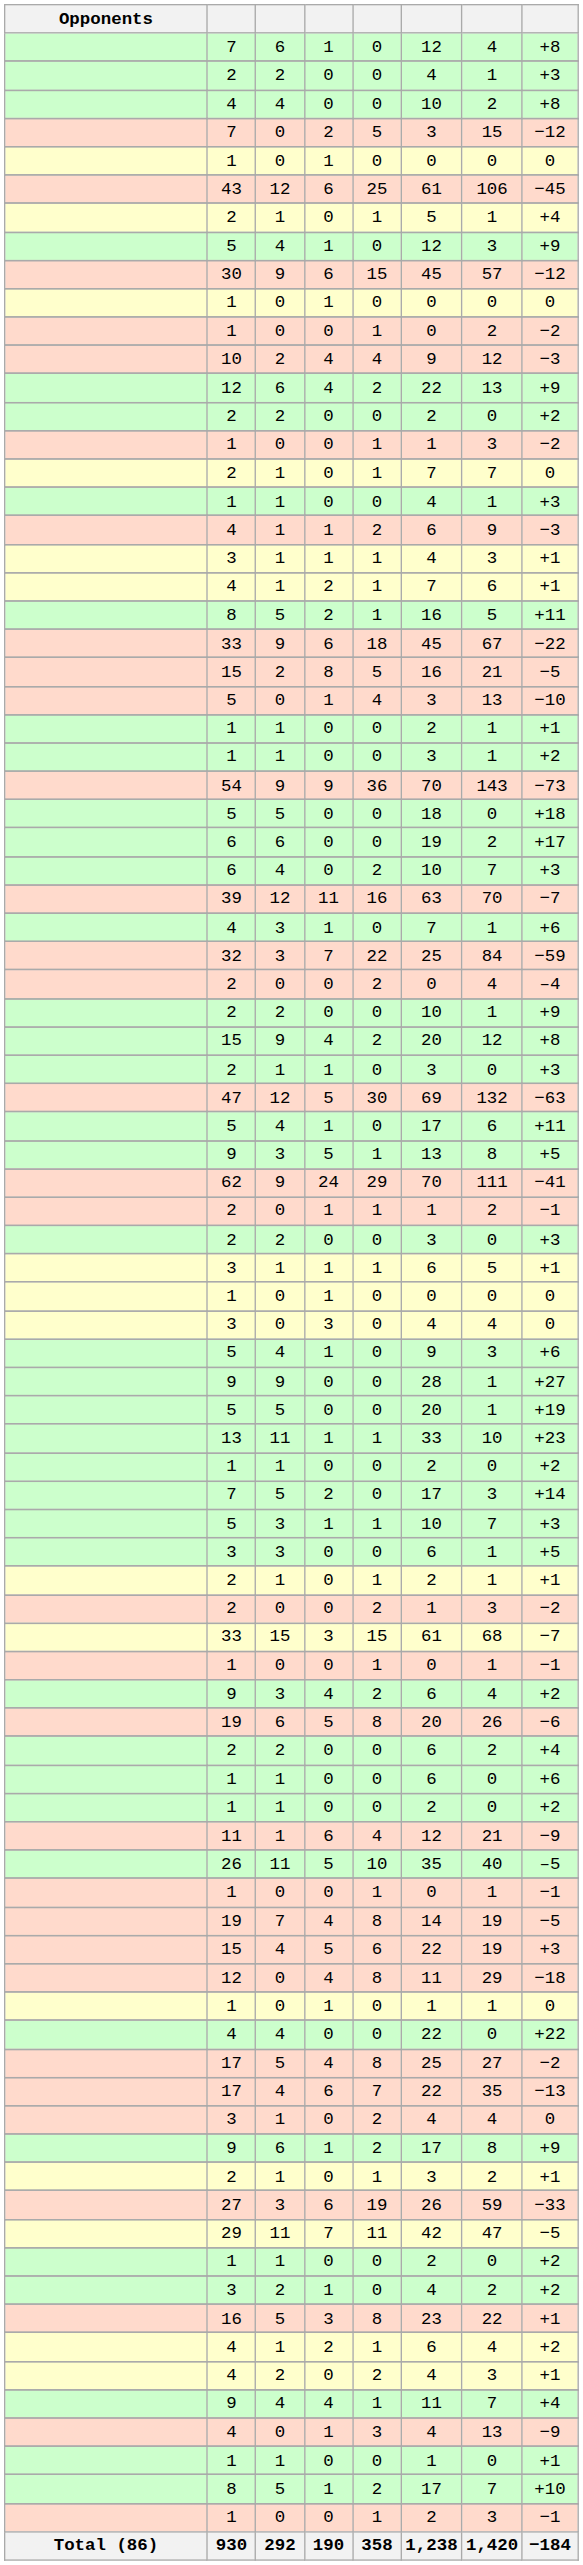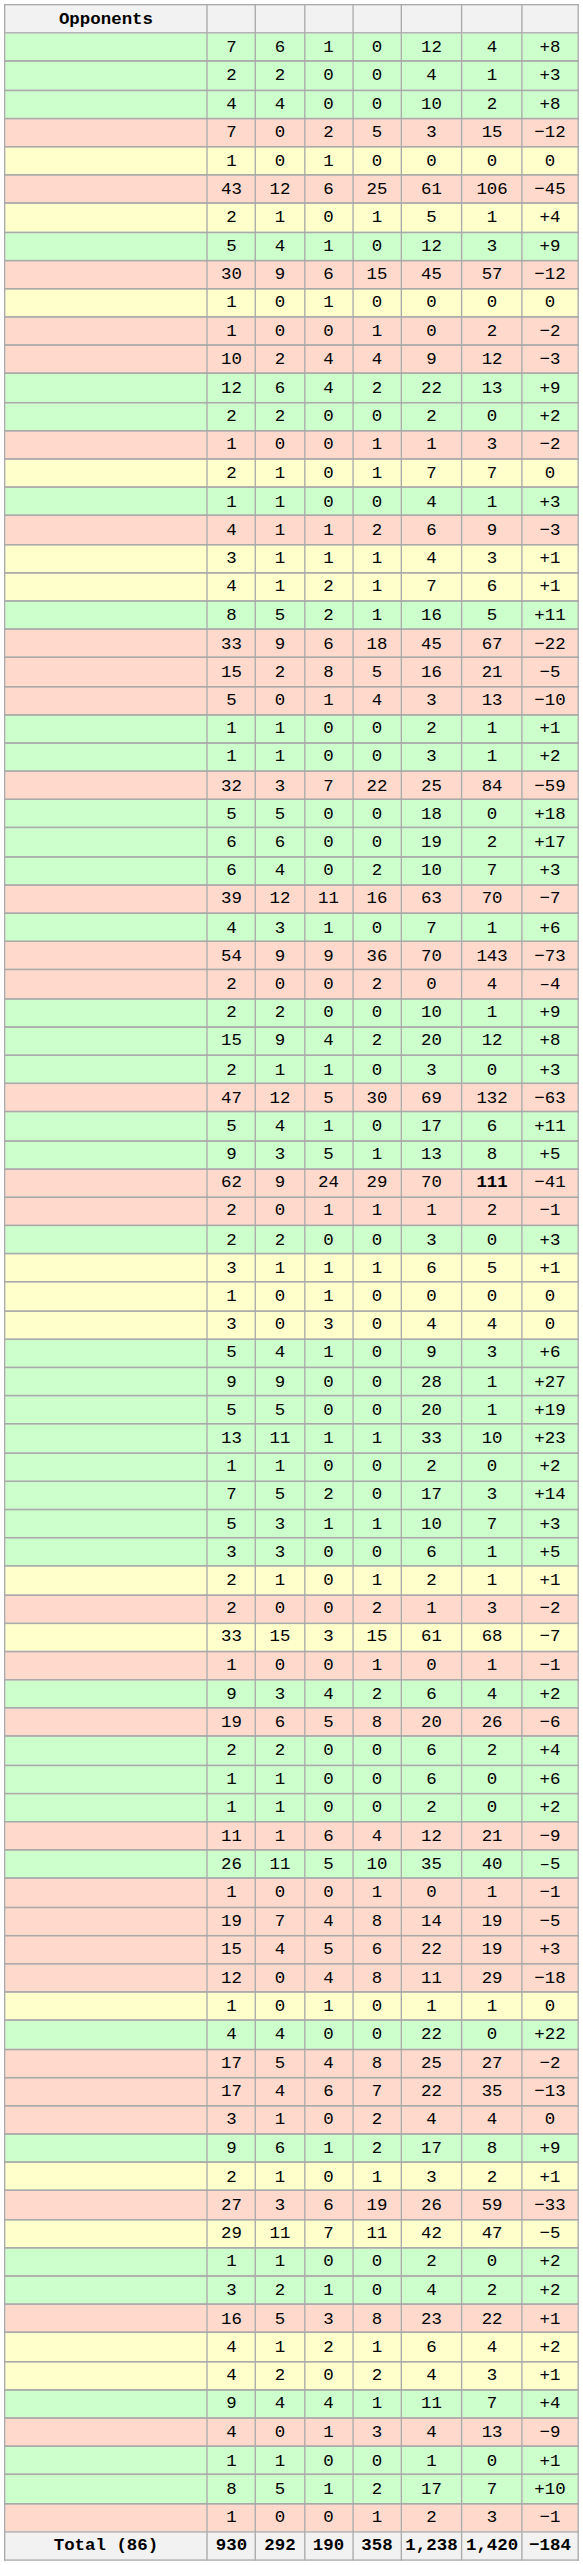rows swapped: (231, 956) <-> (231, 785)
(492, 1183) normal -> (492, 1183) bold
